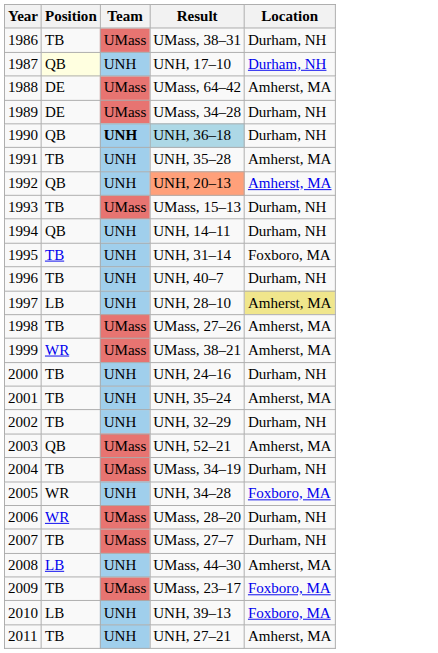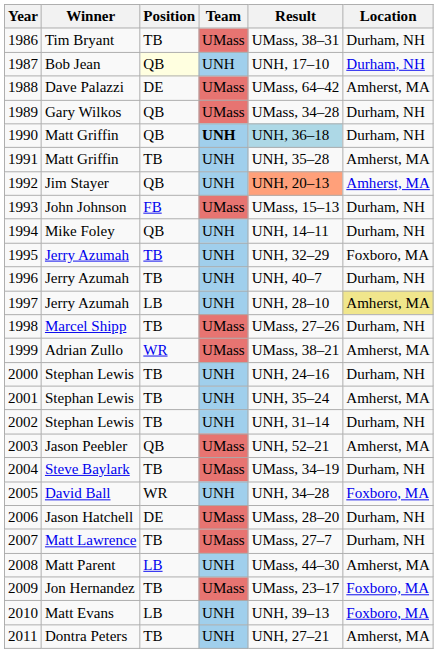+ column: (91, 16)
(55, 111) DE -> (154, 111) QB
(55, 207) TB -> (153, 207) FB
(192, 254) UNH, 31–14 -> (290, 254) UNH, 32–29
(290, 326) Amherst, MA -> (386, 326) Durham, NH
(192, 421) UNH, 32–29 -> (290, 421) UNH, 31–14
(57, 517) WR -> (153, 517) DE
